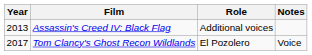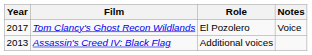rows swapped: (102, 27) <-> (114, 43)
